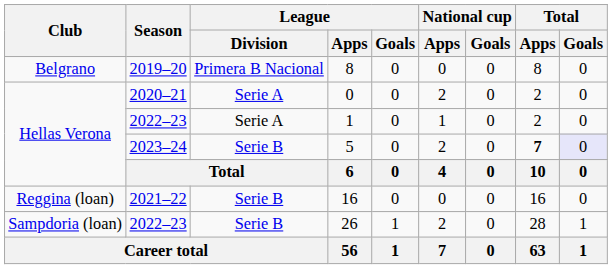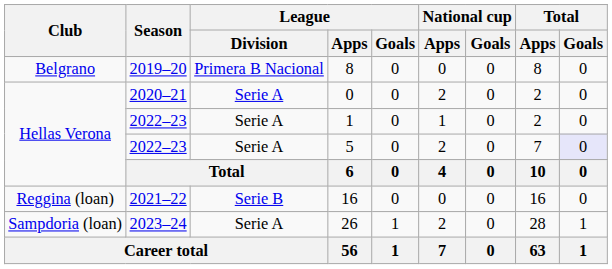(158, 146) 2023–24 -> (158, 146) 2022–23
(259, 146) Serie B -> (259, 146) Serie A
(538, 146) bold -> (538, 146) normal
(158, 224) 2022–23 -> (158, 224) 2023–24
(259, 224) Serie B -> (259, 224) Serie A
